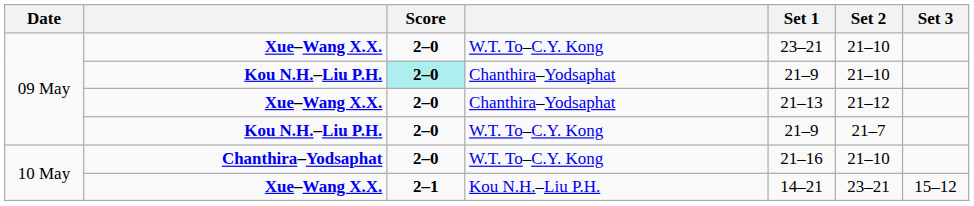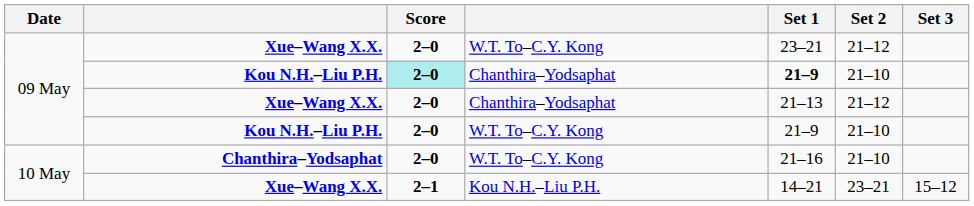(868, 46) 21–10 -> (868, 46) 21–12
(802, 74) normal -> (802, 74) bold
(868, 131) 21–7 -> (868, 131) 21–10
